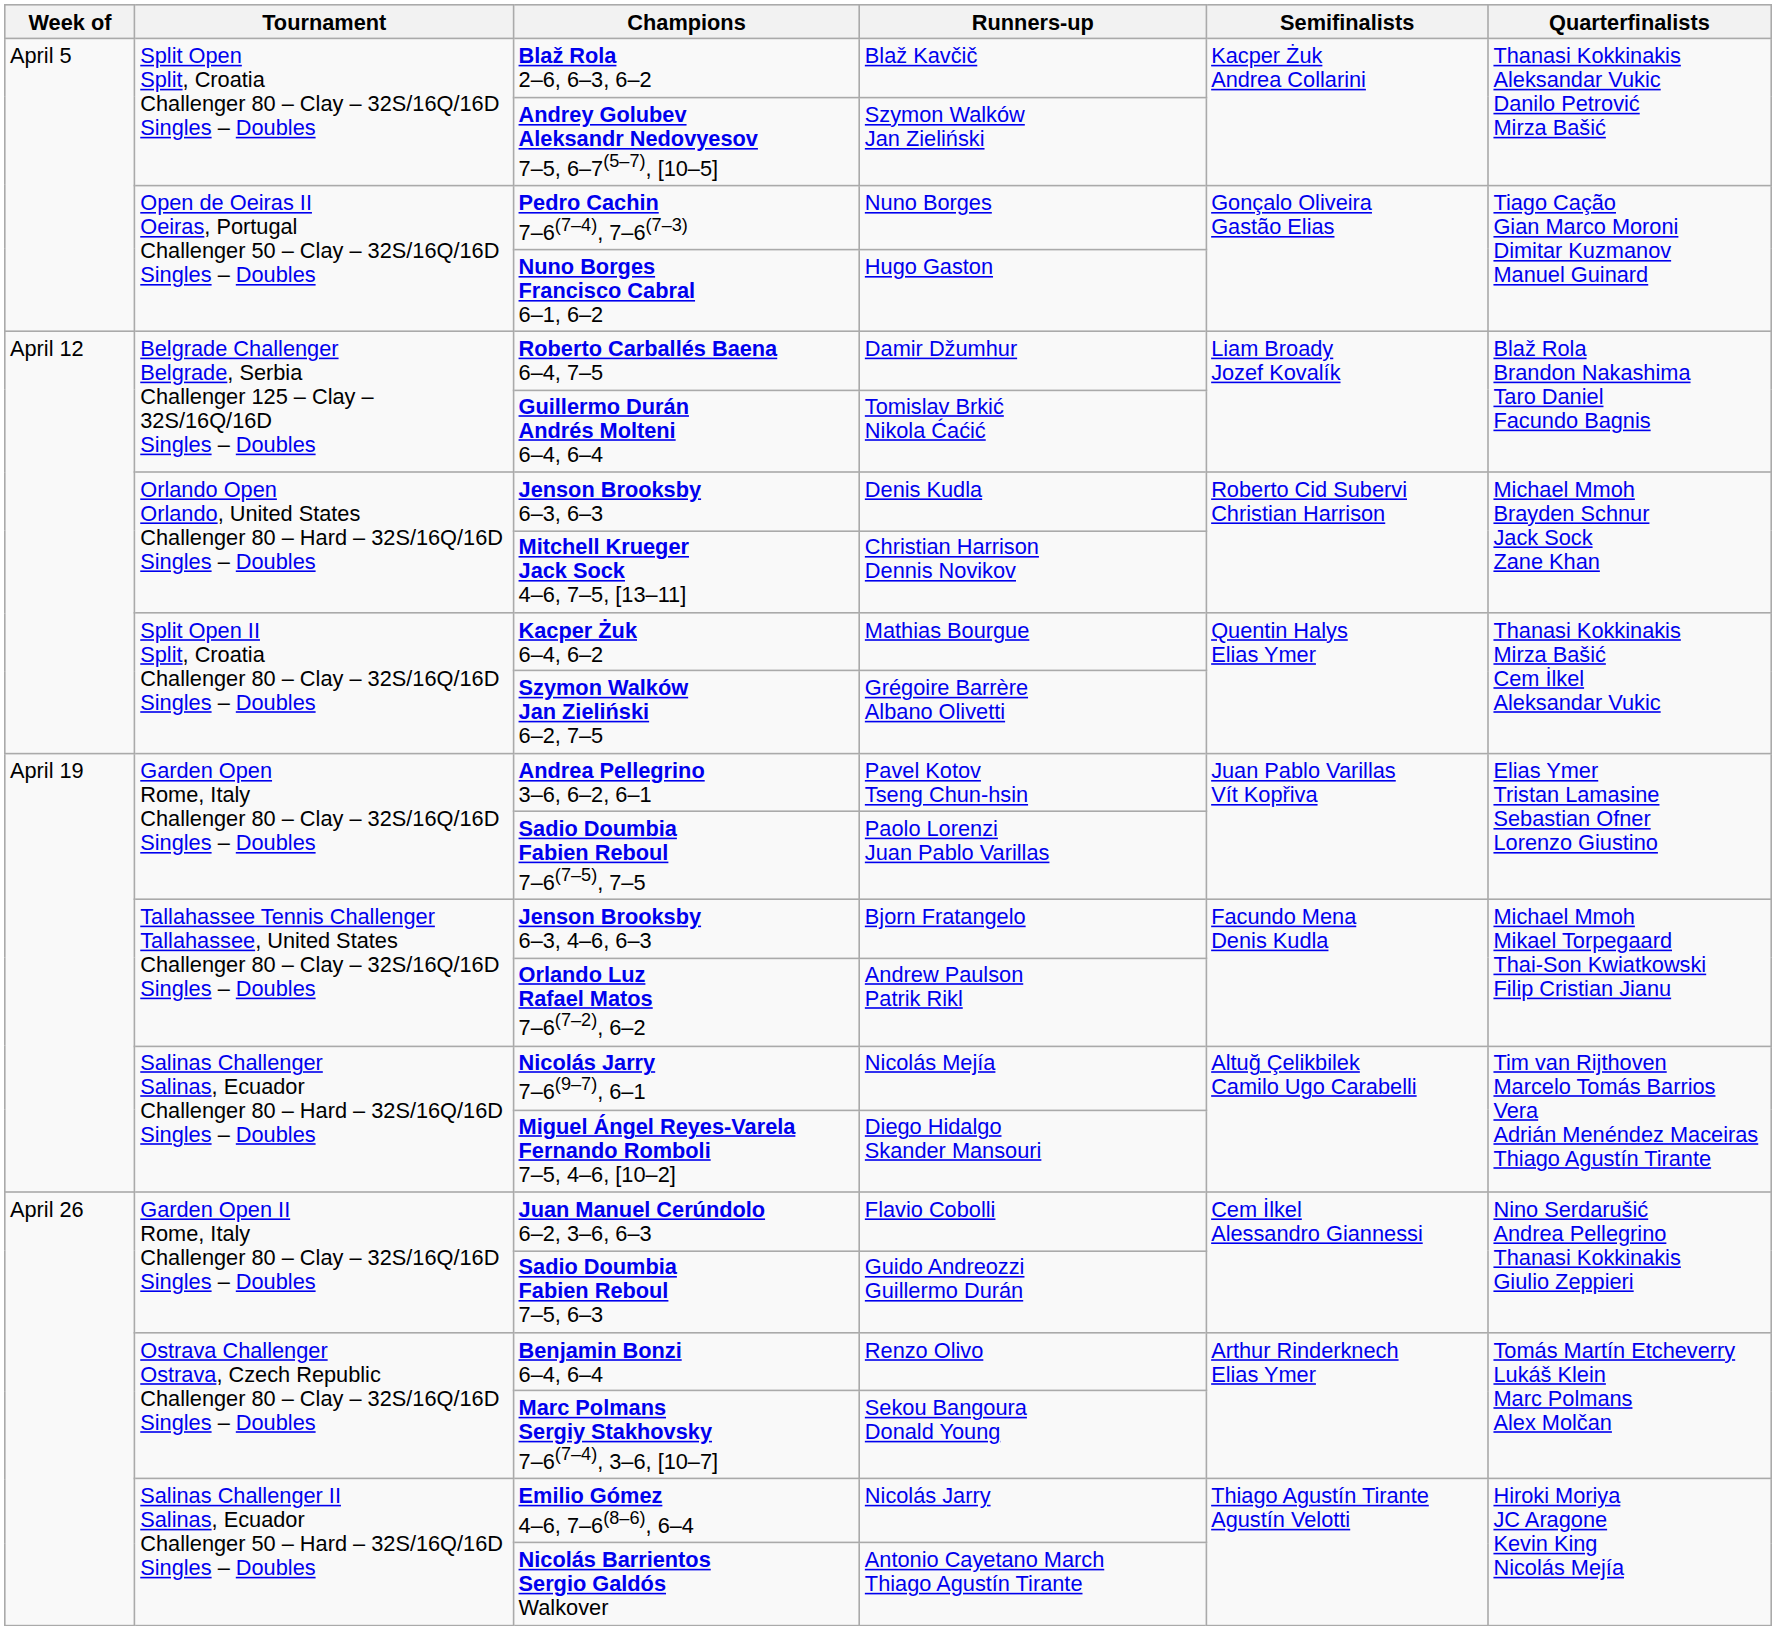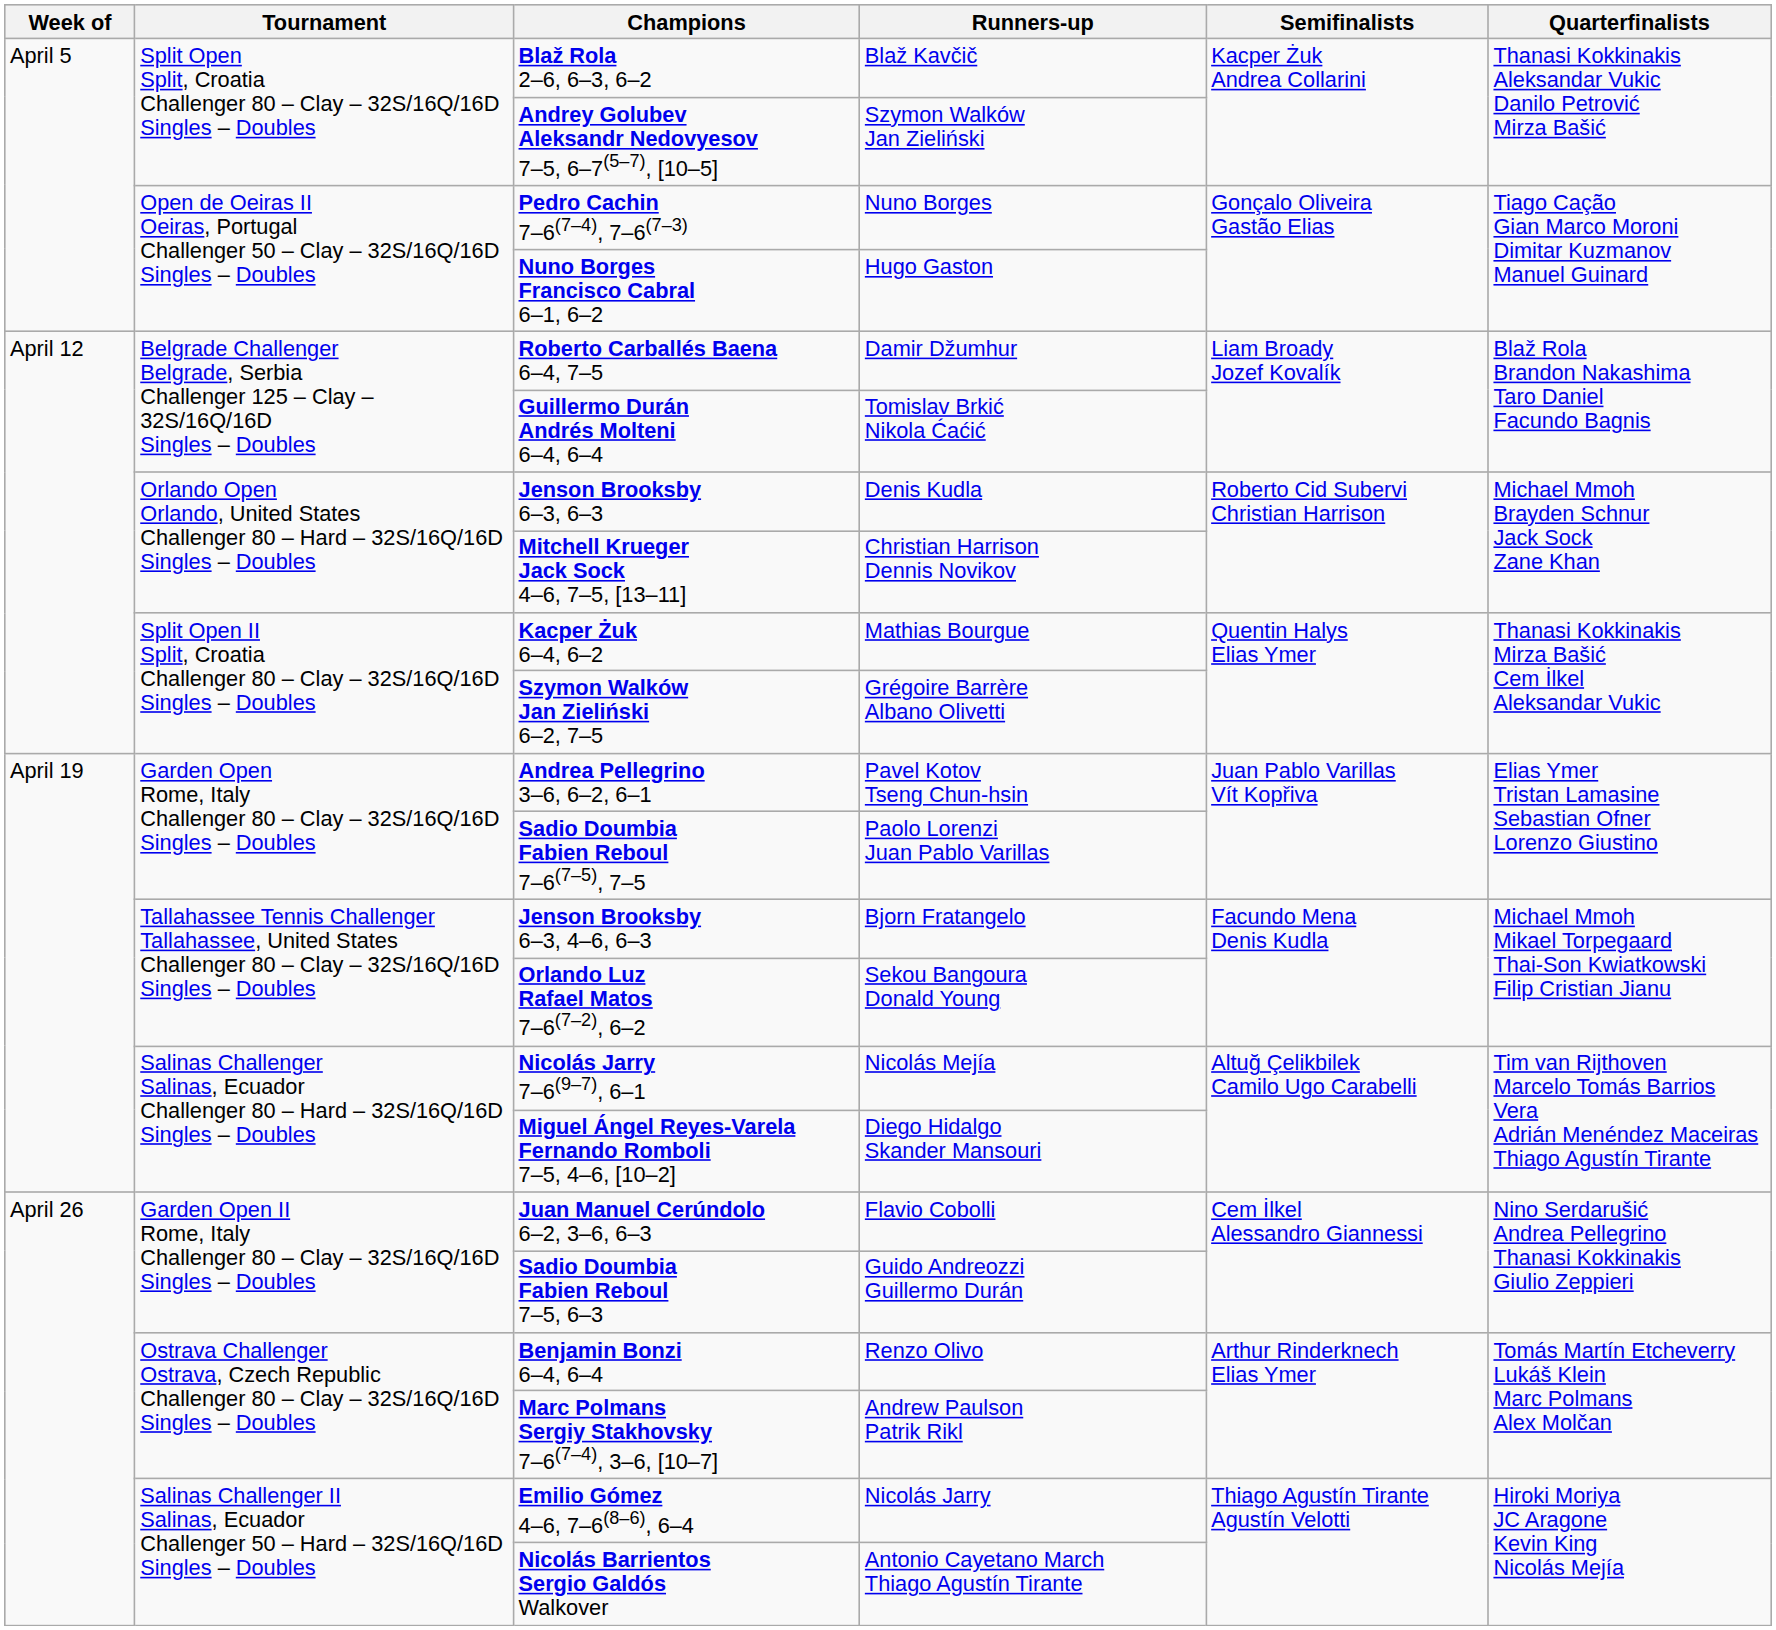(944, 987) Andrew Paulson Patrik Rikl -> (946, 987) Sekou Bangoura Donald Young
(946, 1420) Sekou Bangoura Donald Young -> (944, 1420) Andrew Paulson Patrik Rikl
